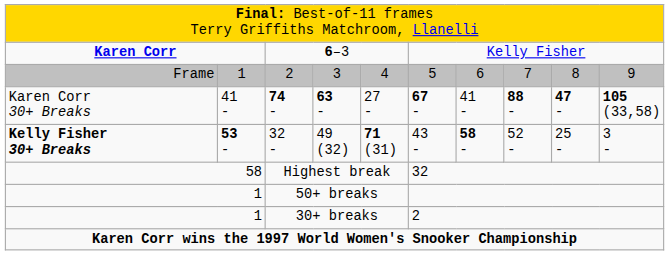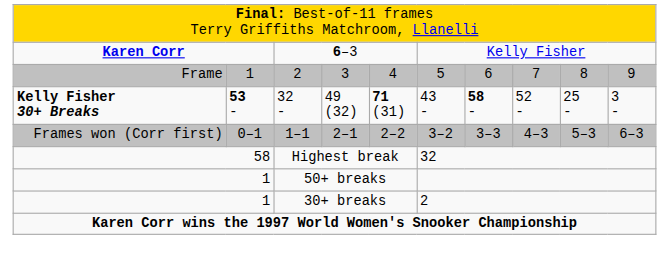- row: (277, 106)
+ row: (297, 136)
